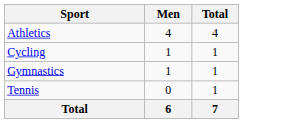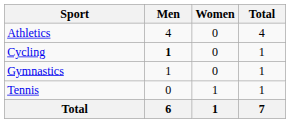+ column: (215, 14)
(168, 52) normal -> (168, 52) bold
